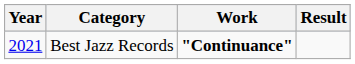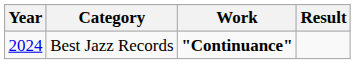(25, 44) 2021 -> (25, 44) 2024
